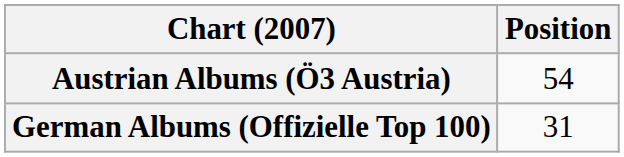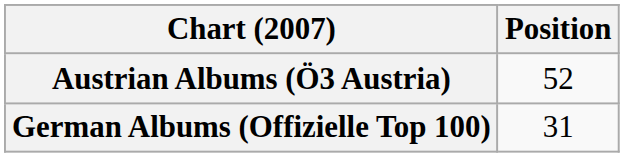(558, 77) 54 -> (558, 77) 52
